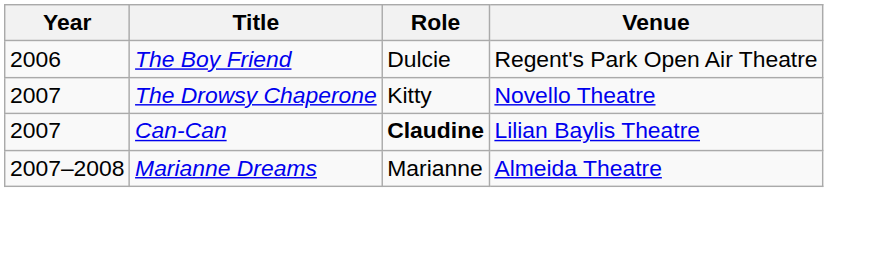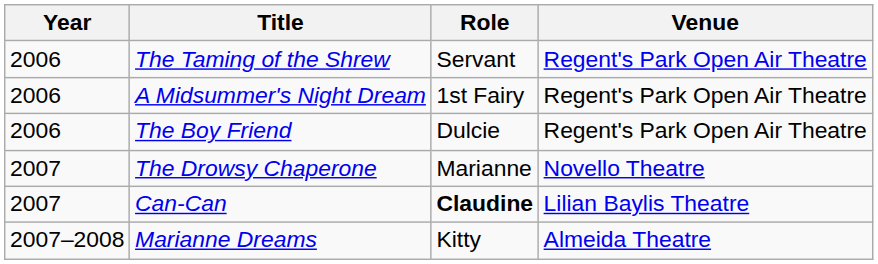+ row: (262, 58)
+ row: (280, 95)
(409, 95) Kitty -> (484, 167) Marianne
(435, 167) Marianne -> (459, 240) Kitty
